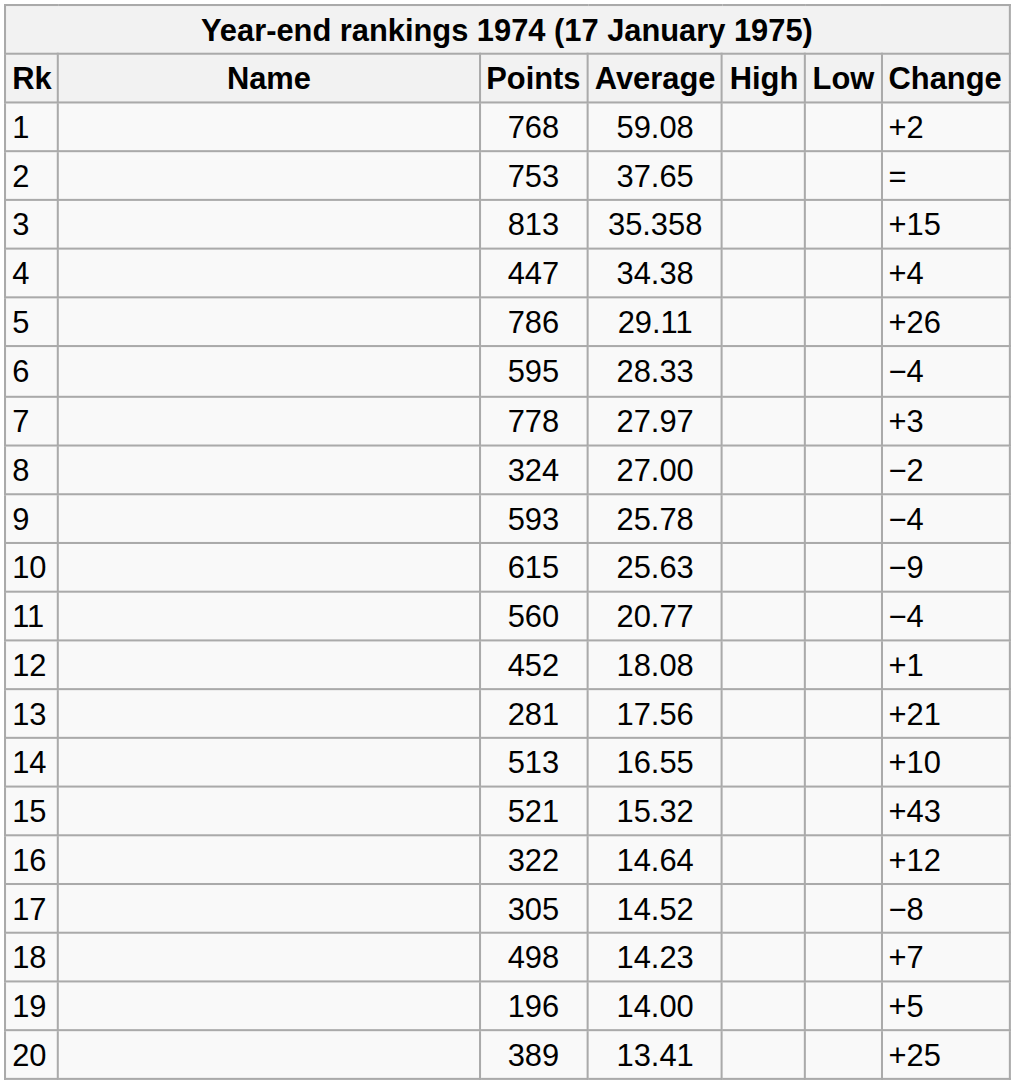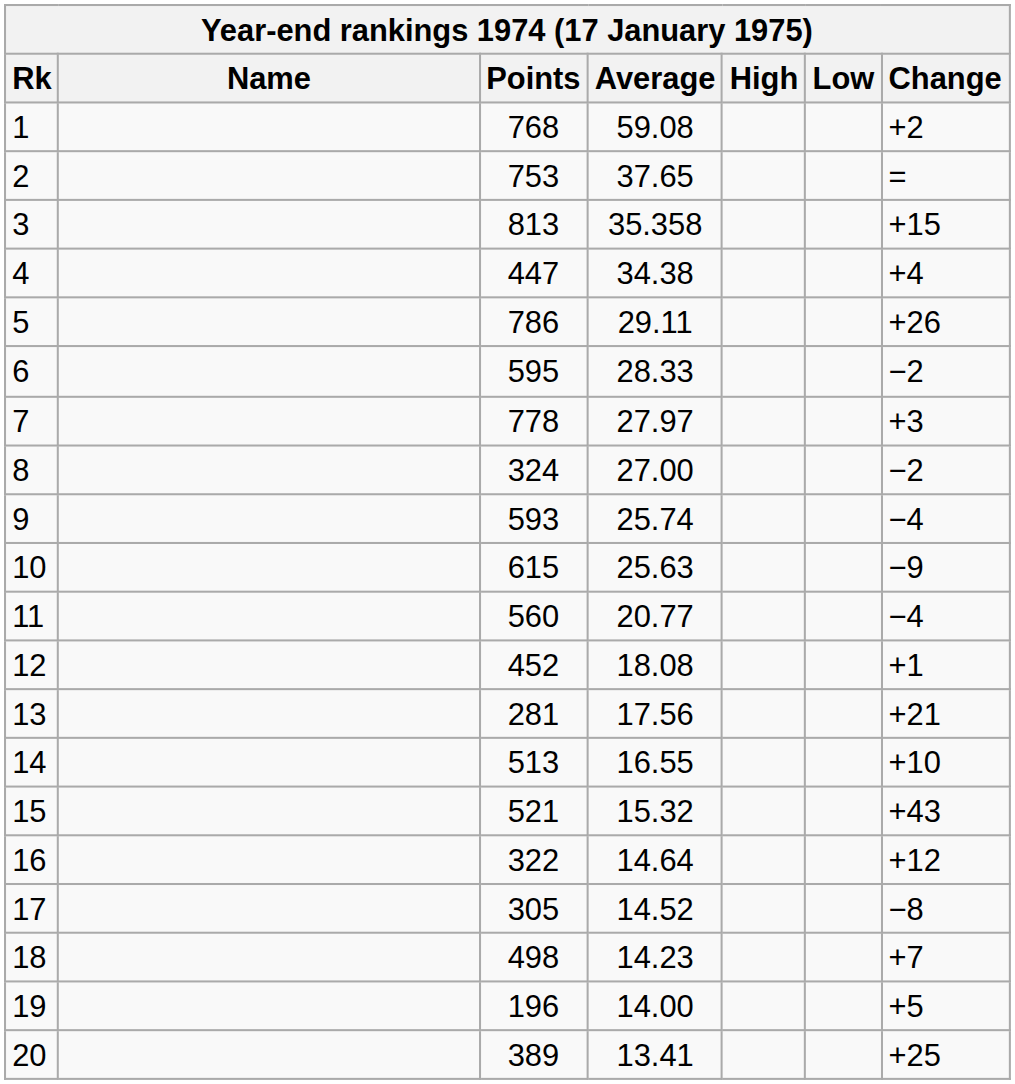(906, 372) −4 -> (906, 372) −2
(655, 518) 25.78 -> (655, 518) 25.74
